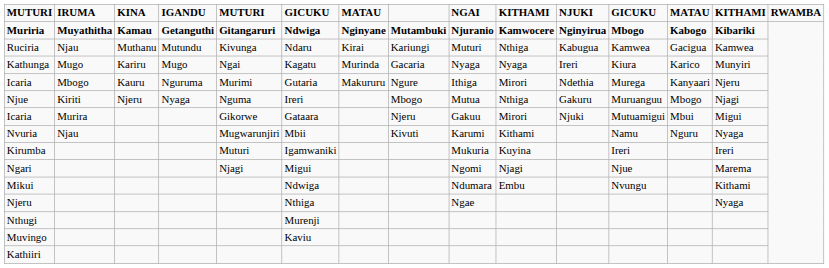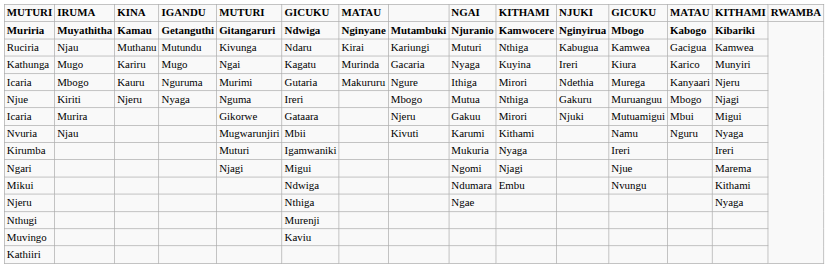(513, 64) Nyaga -> (515, 64) Kuyina
(515, 151) Kuyina -> (513, 151) Nyaga
